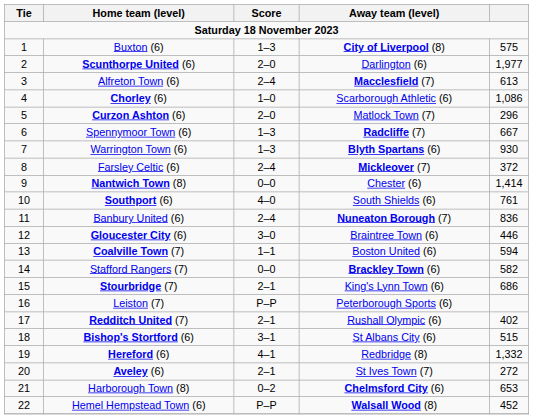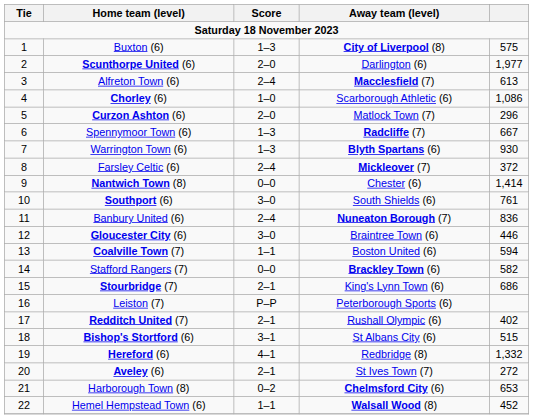(266, 201) 4–0 -> (266, 201) 3–0
(266, 406) P–P -> (266, 406) 1–1
